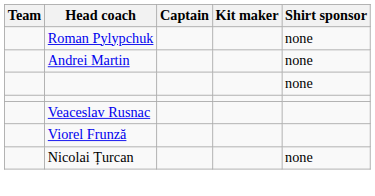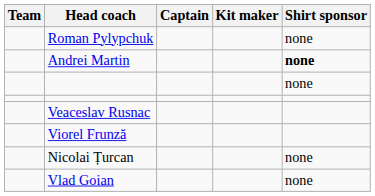(299, 60) normal -> (300, 60) bold
+ row: (24, 180)
